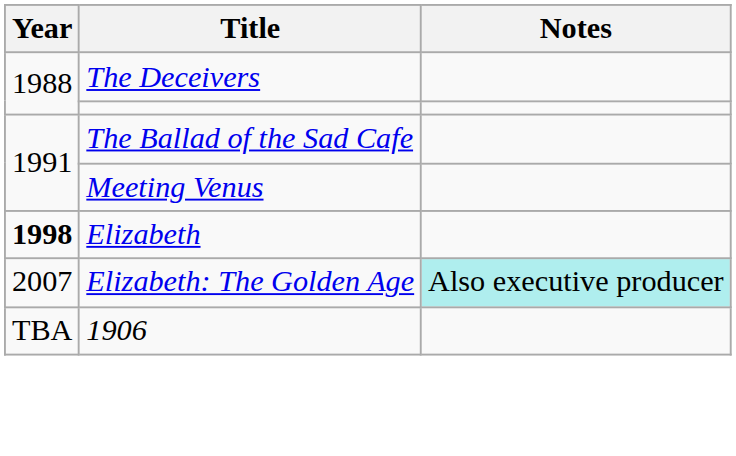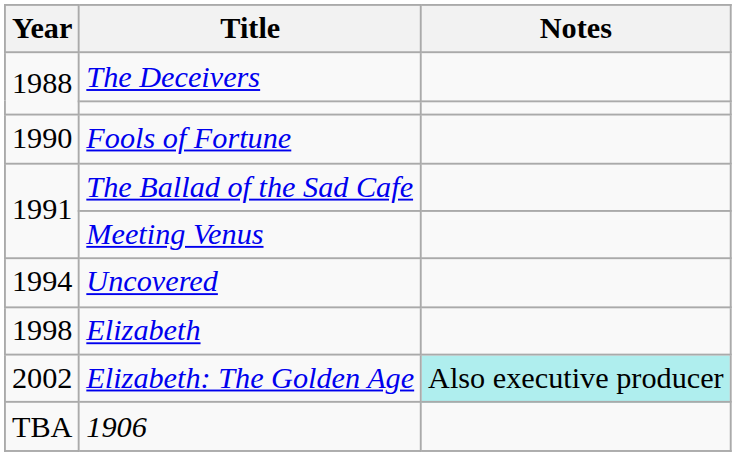+ row: (189, 138)
+ row: (152, 282)
(42, 234) bold -> (42, 330) normal
(42, 282) 2007 -> (42, 378) 2002
